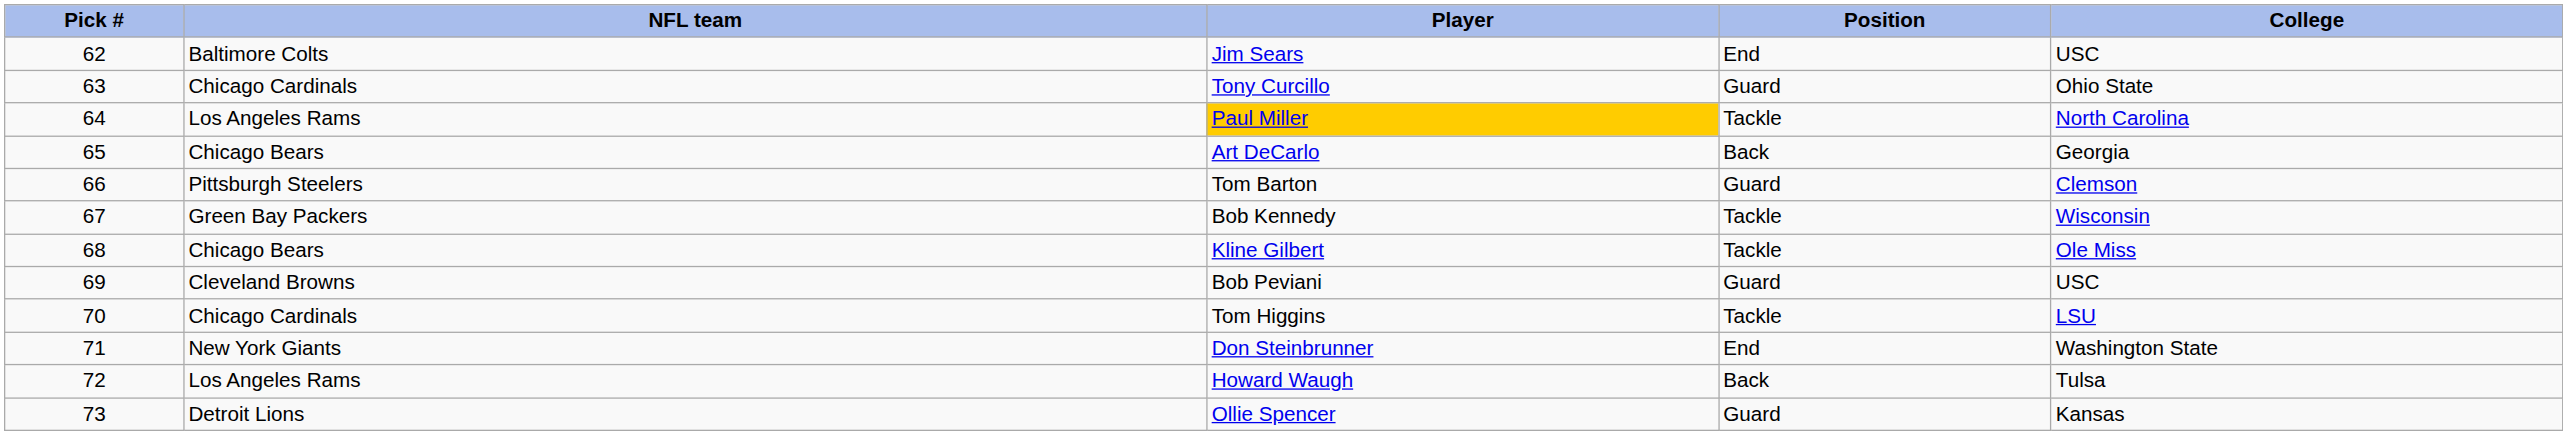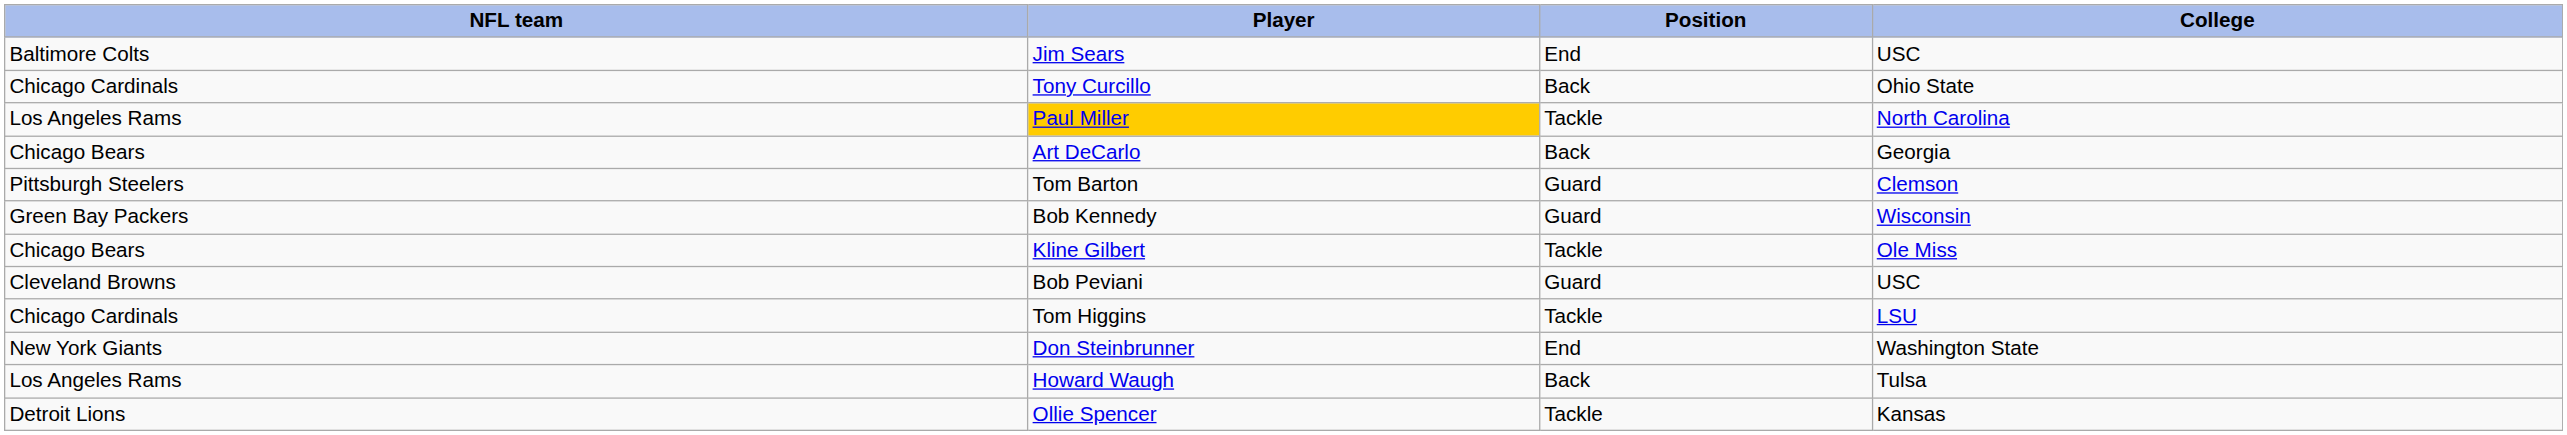- column: (94, 20)
(1752, 86) Guard -> (1567, 86) Back
(1753, 217) Tackle -> (1573, 217) Guard
(1752, 413) Guard -> (1573, 413) Tackle
